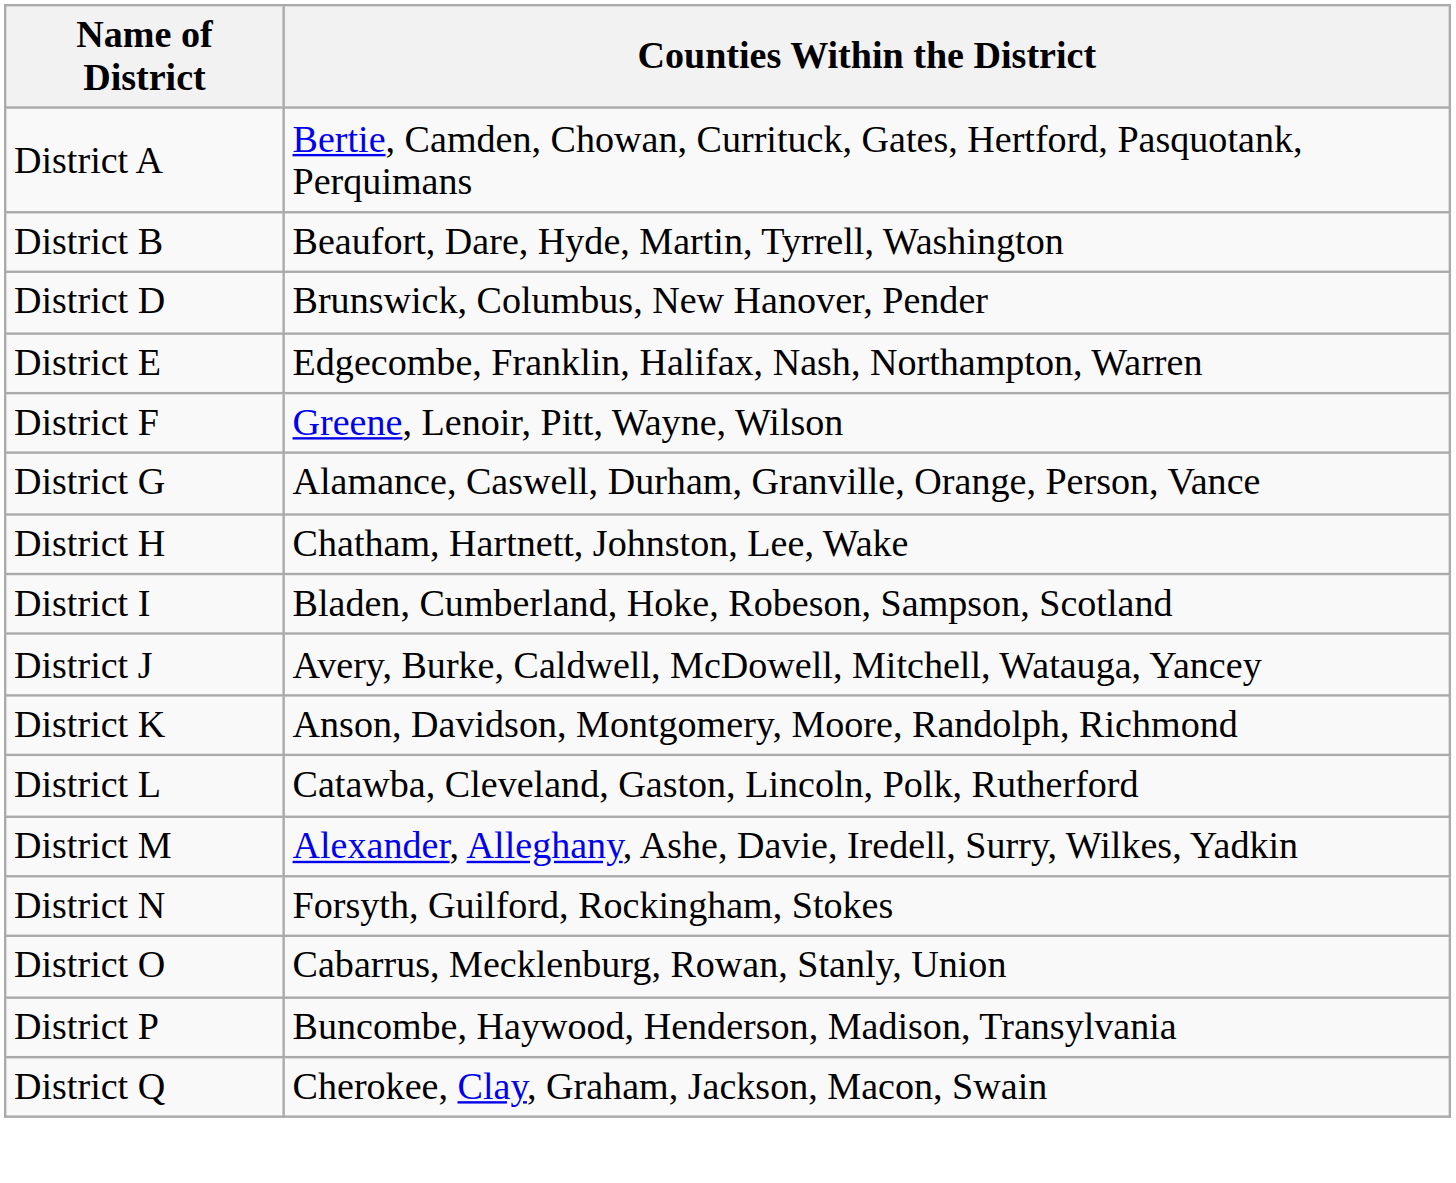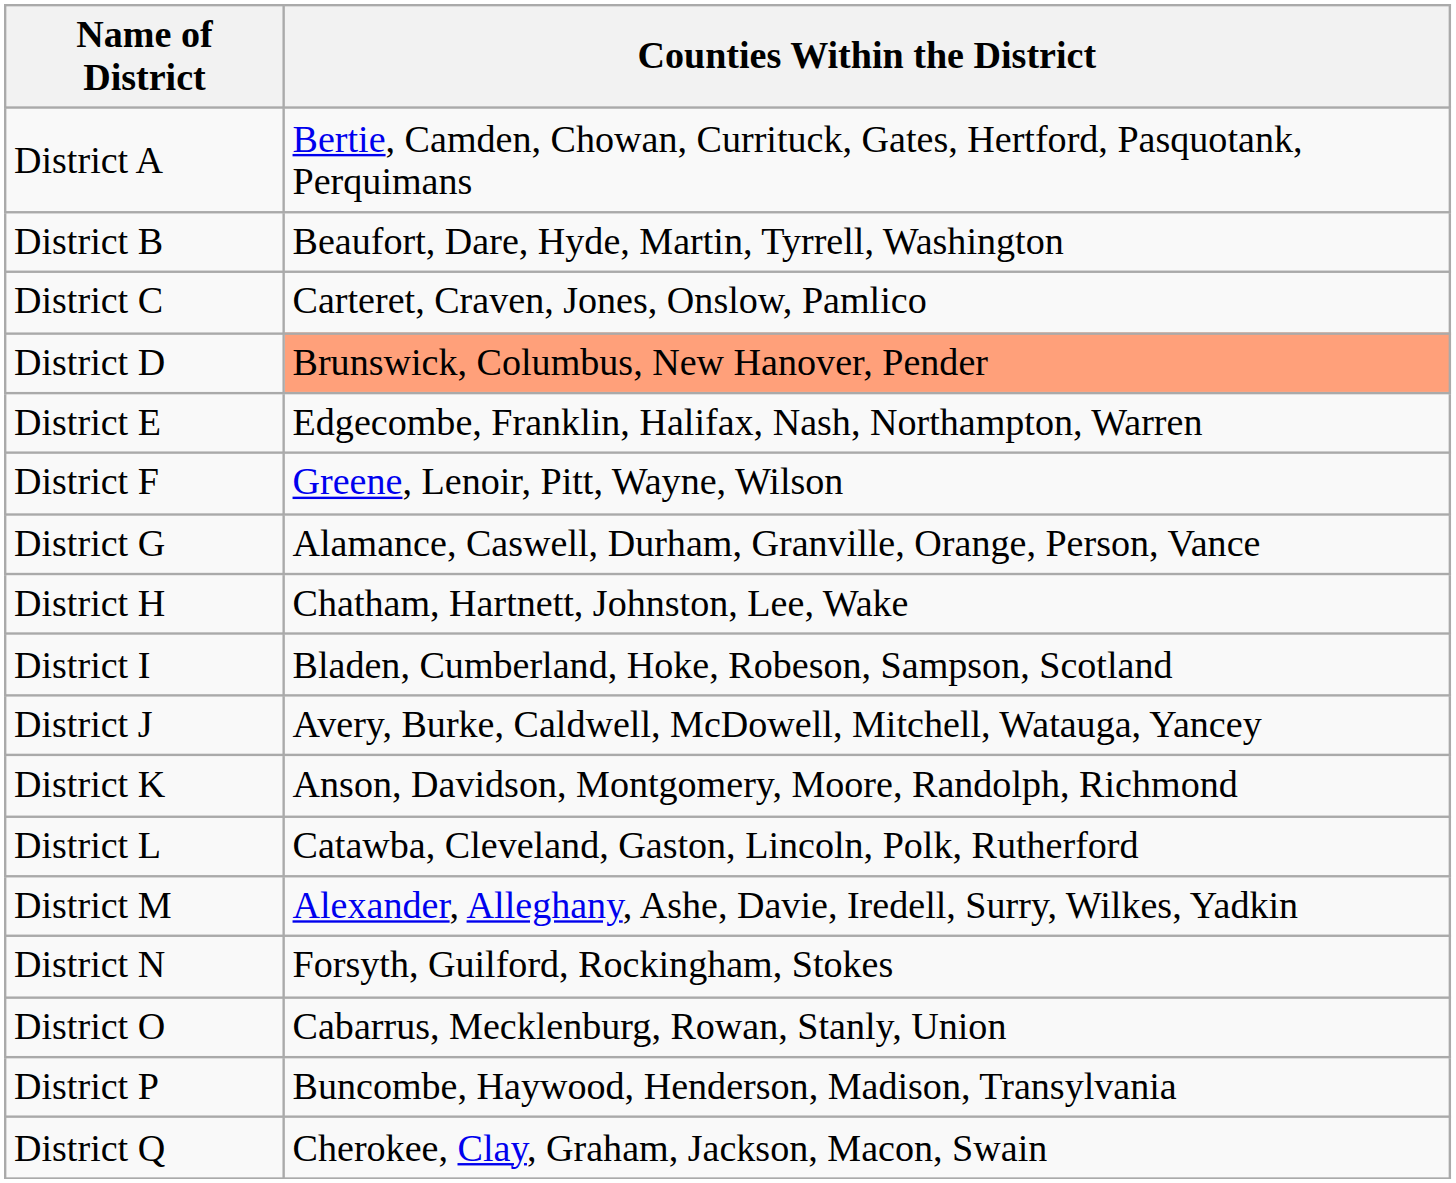+ row: (89, 301)
(640, 301) no background -> (640, 361) lightsalmon background
